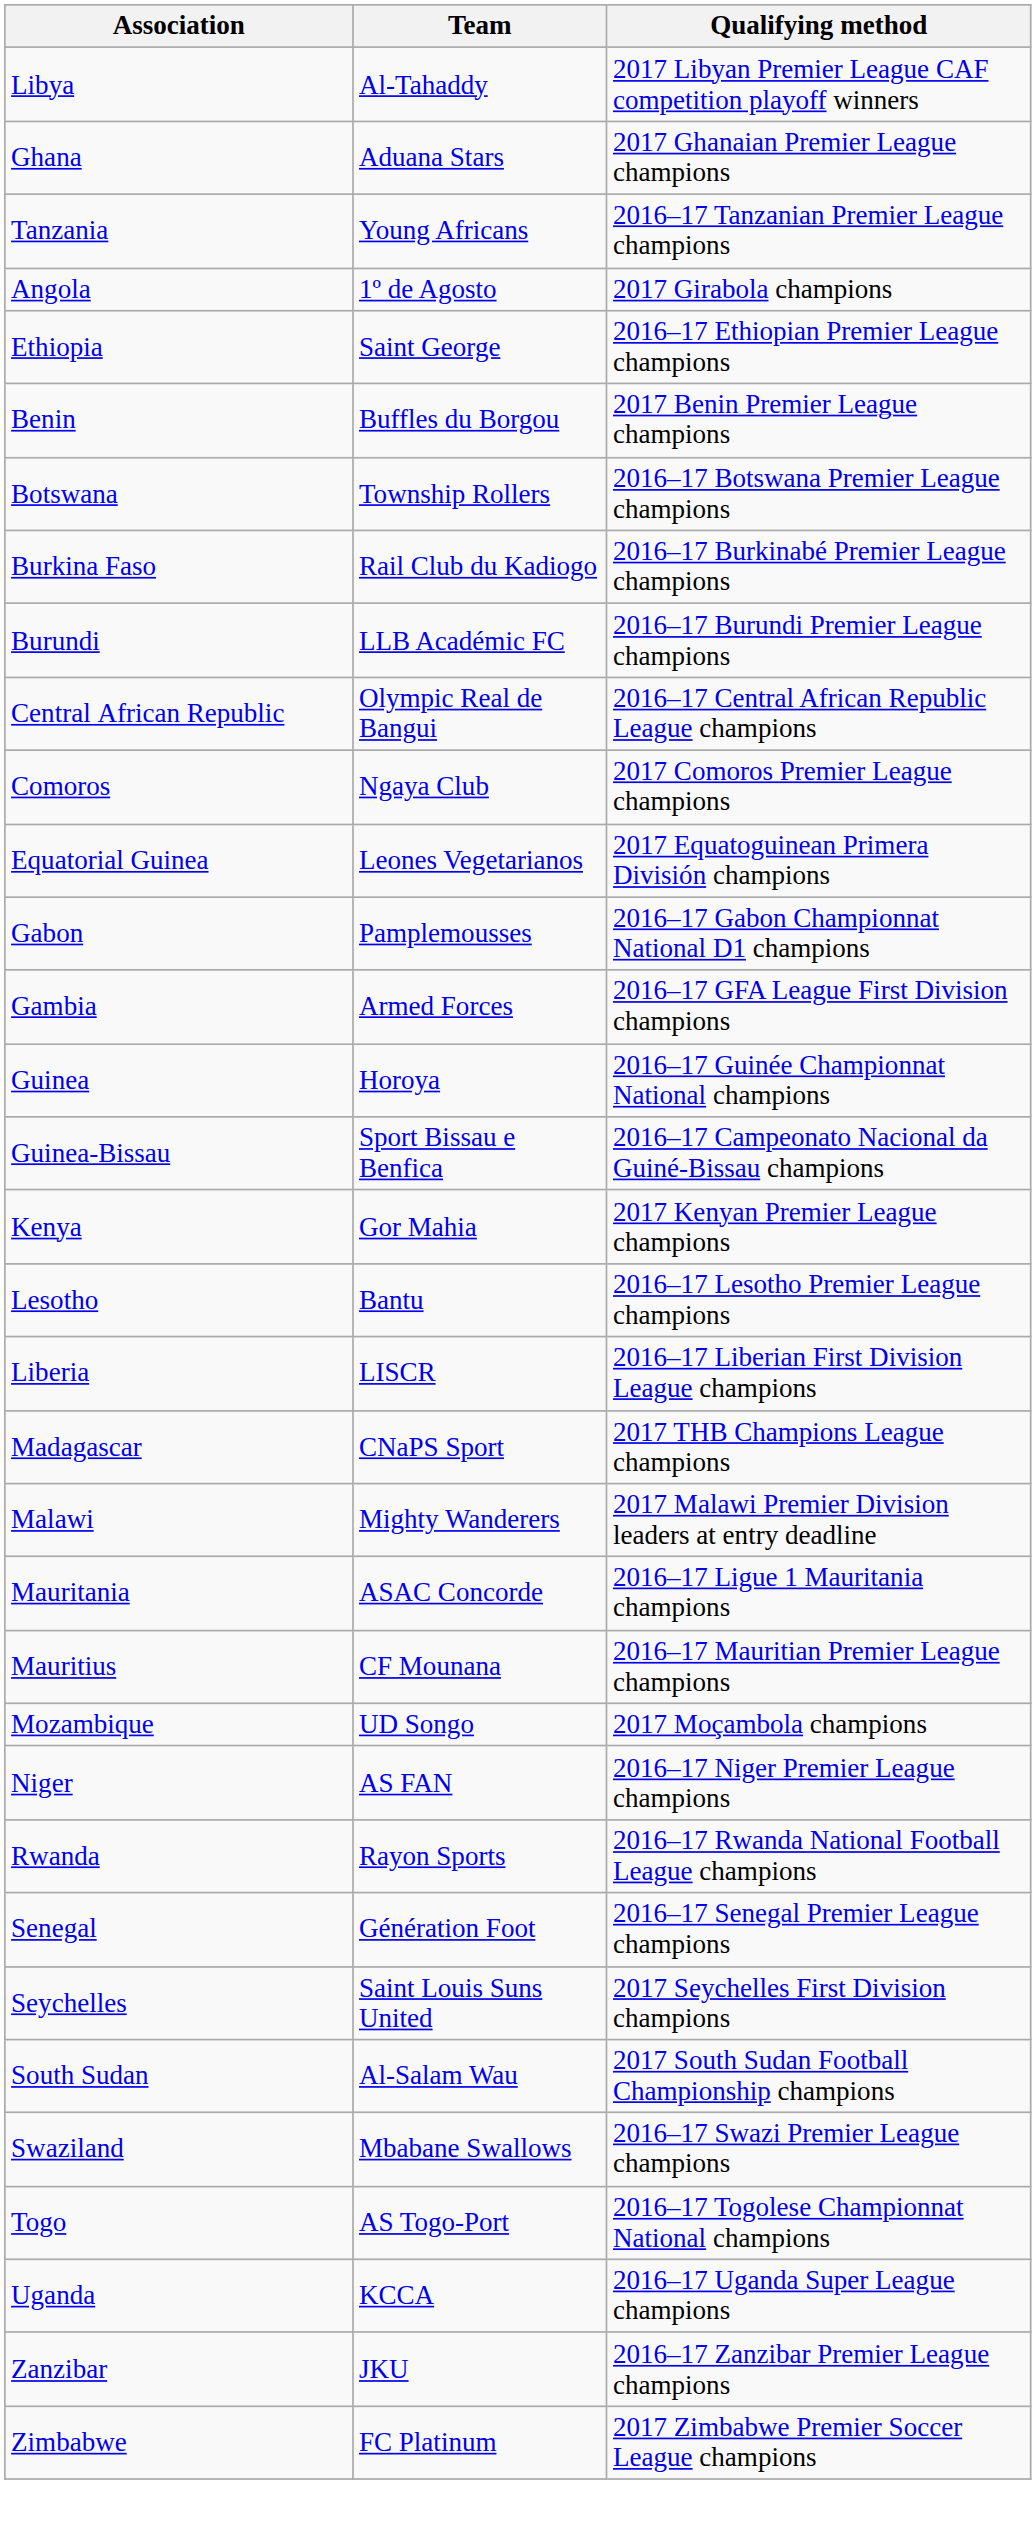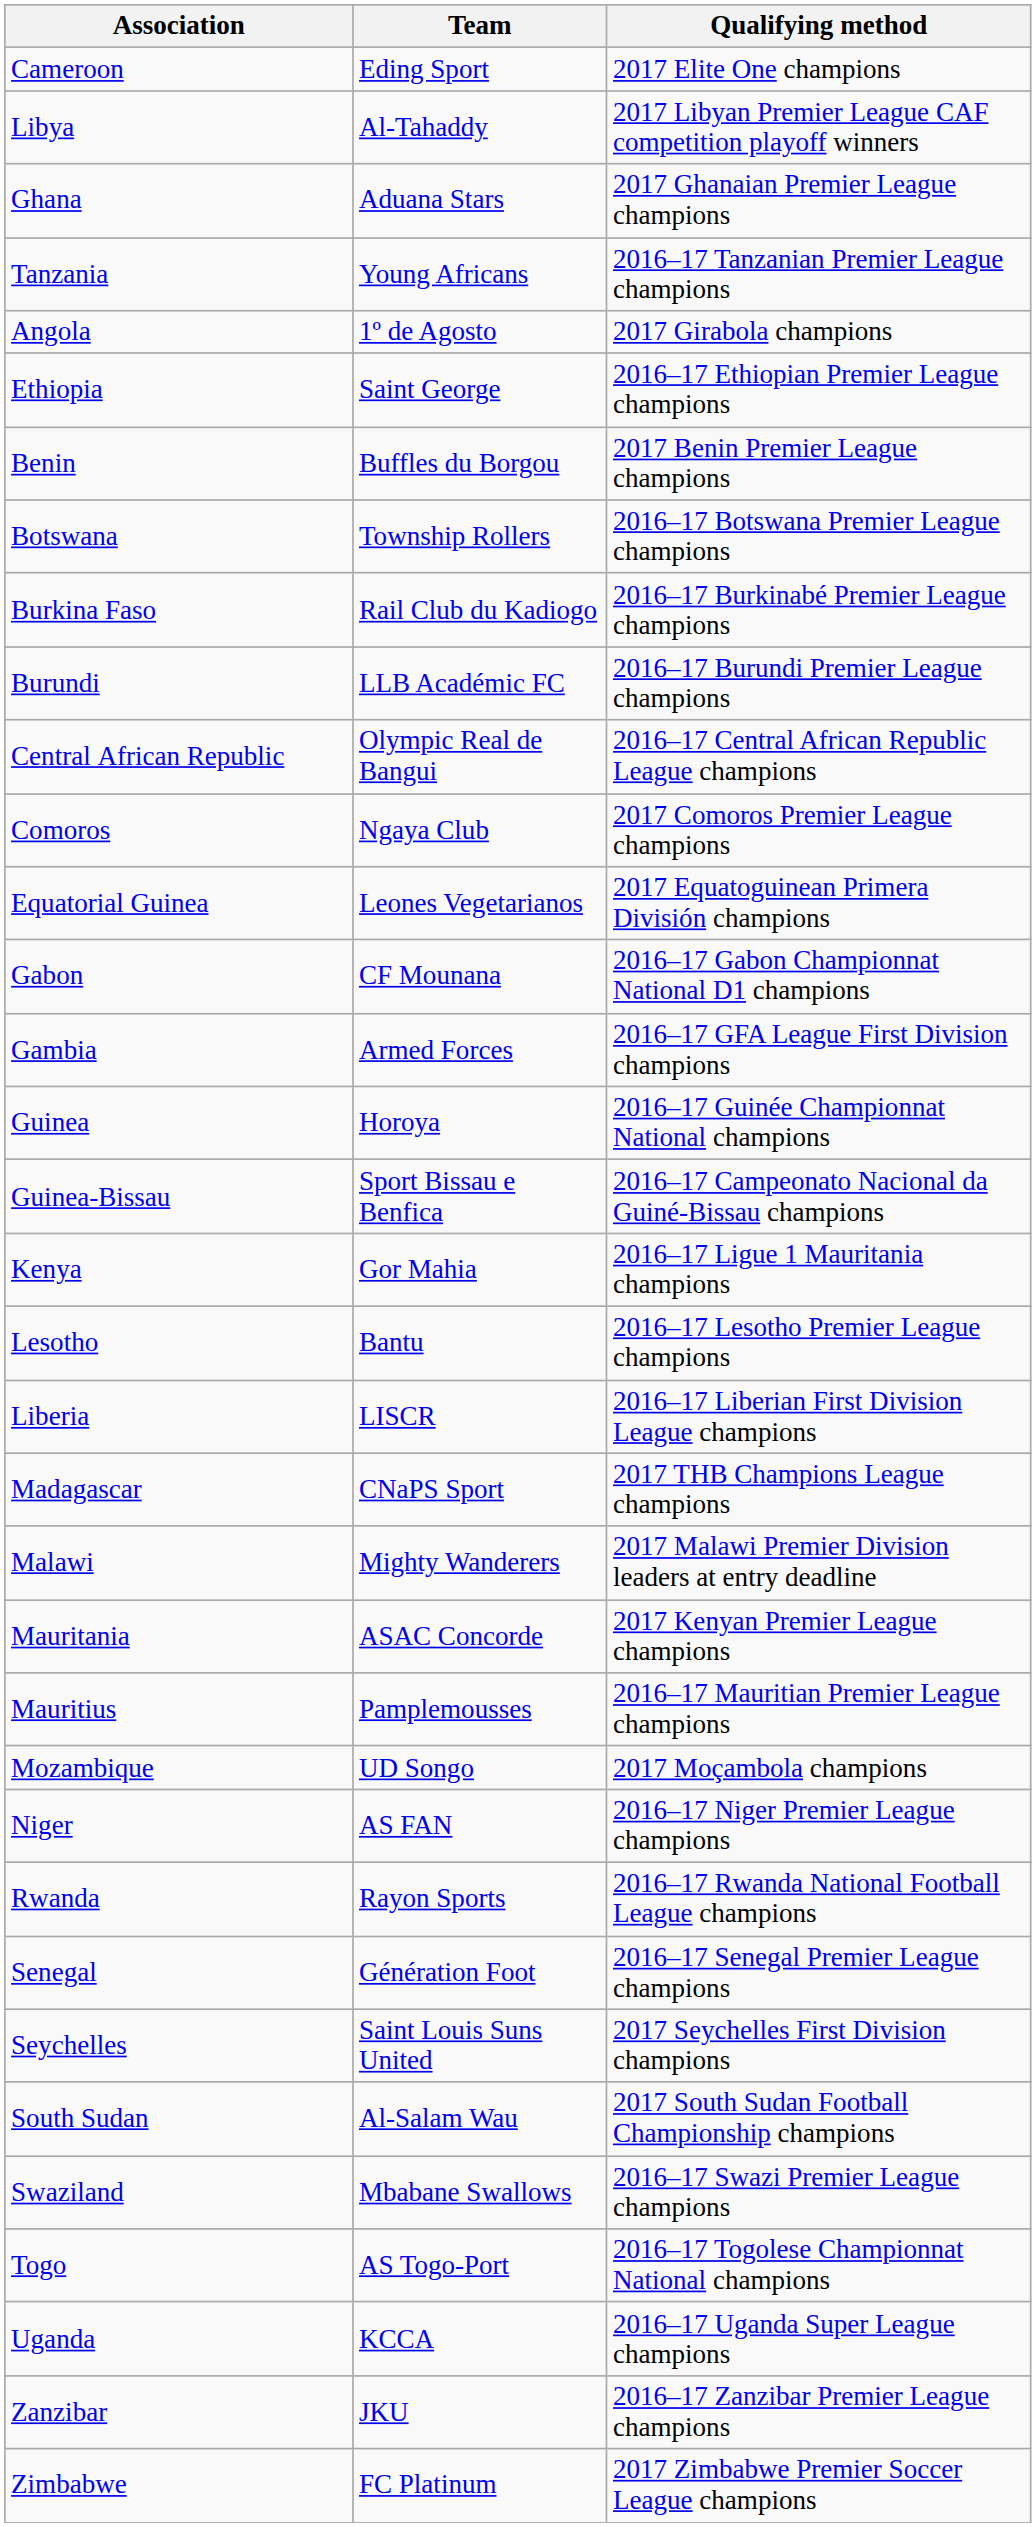+ row: (67, 68)
(445, 933) Pamplemousses -> (430, 976) CF Mounana
(775, 1226) 2017 Kenyan Premier League champions -> (768, 1269) 2016–17 Ligue 1 Mauritania champions
(768, 1592) 2016–17 Ligue 1 Mauritania champions -> (775, 1635) 2017 Kenyan Premier League champions
(430, 1666) CF Mounana -> (445, 1709) Pamplemousses
